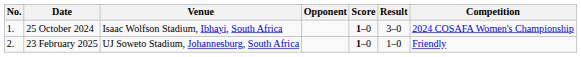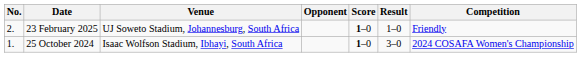rows swapped: (60, 28) <-> (62, 44)
